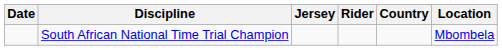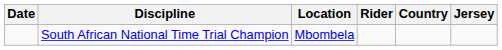columns swapped: (315, 14) <-> (464, 14)
